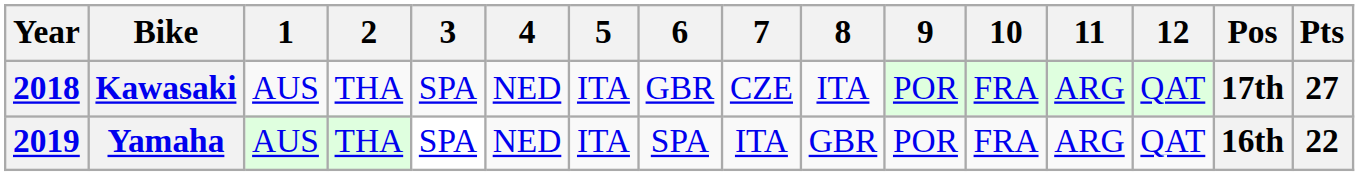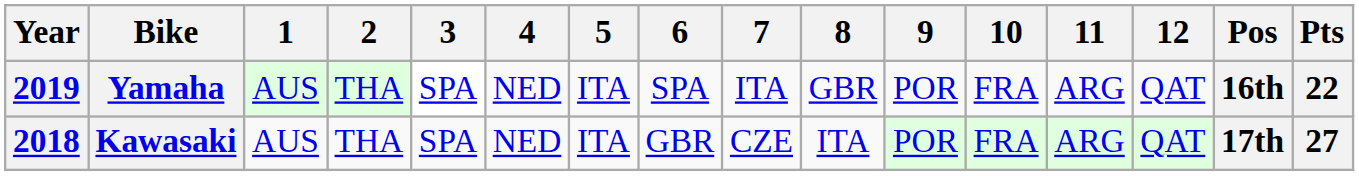rows swapped: (166, 87) <-> (166, 142)
